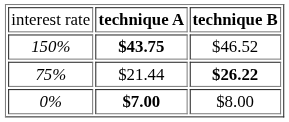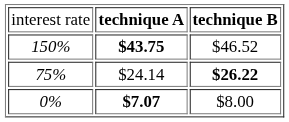(141, 74) $21.44 -> (141, 74) $24.14
(141, 101) $7.00 -> (141, 101) $7.07
